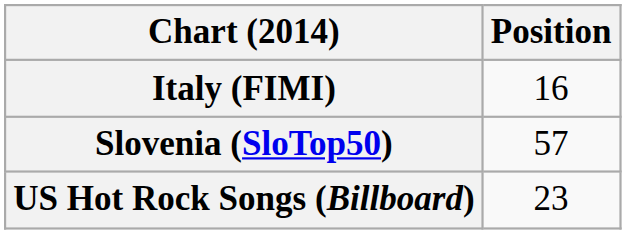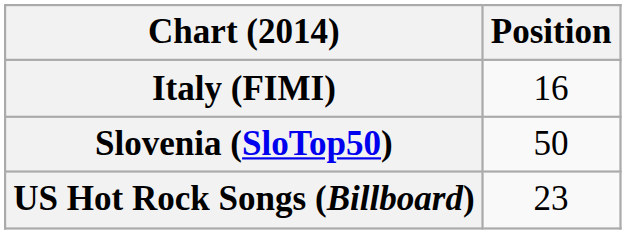(551, 143) 57 -> (551, 143) 50
